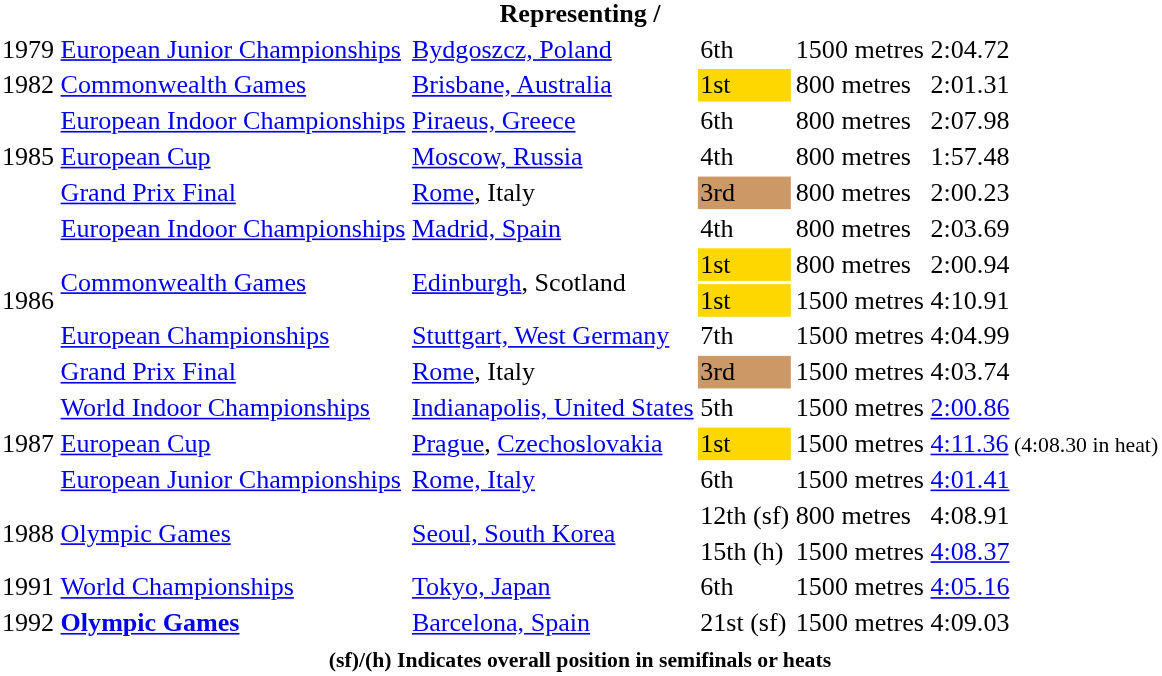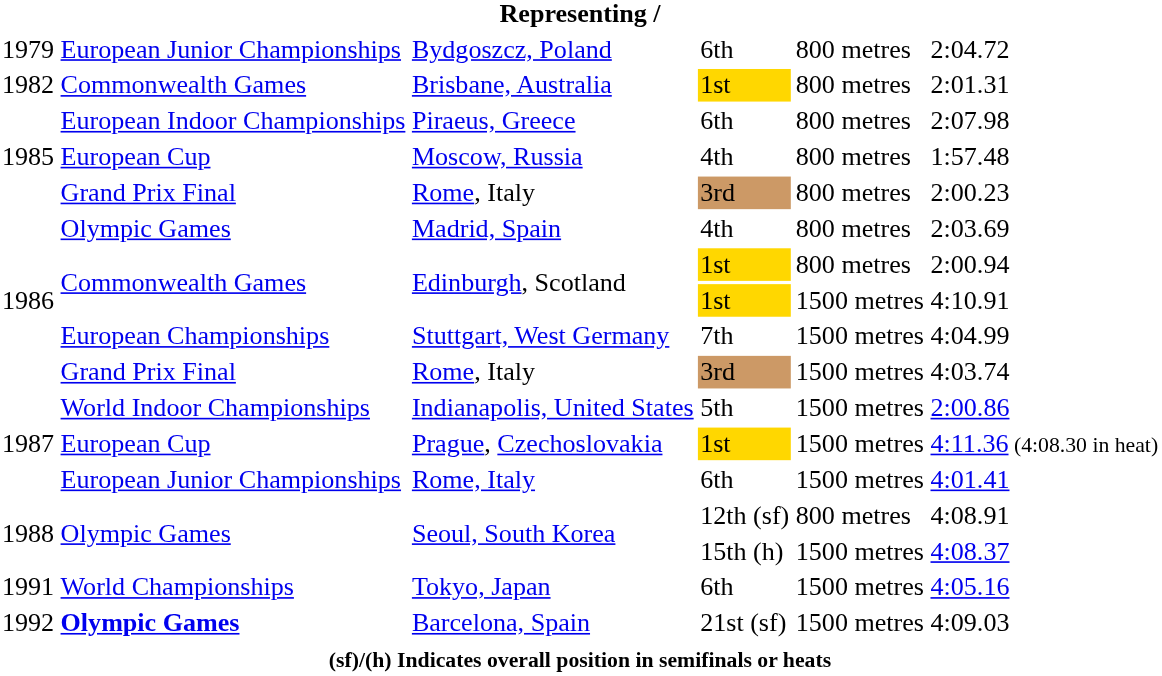(860, 49) 1500 metres -> (853, 49) 800 metres
(233, 228) European Indoor Championships -> (146, 228) Olympic Games
